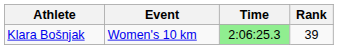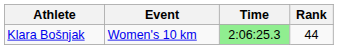(311, 35) 39 -> (311, 35) 44
